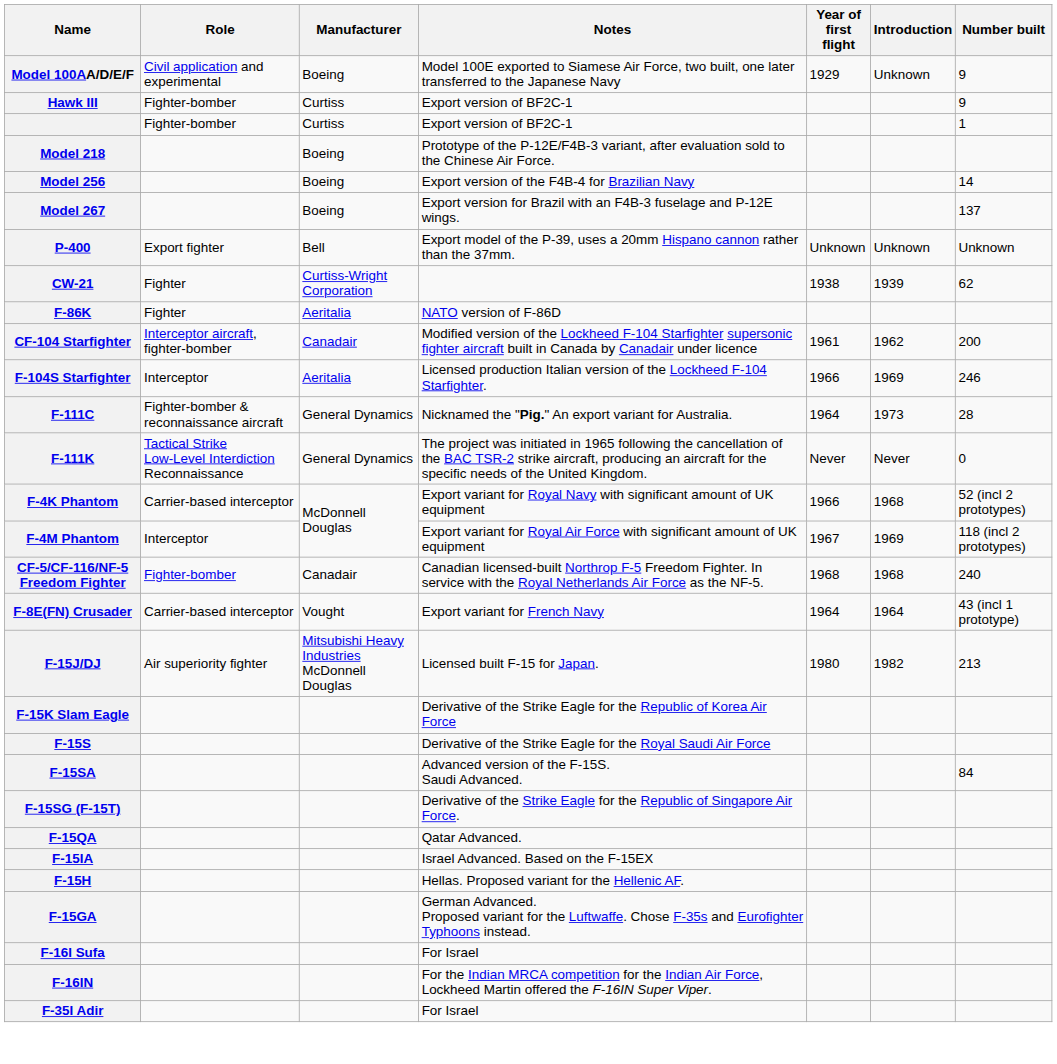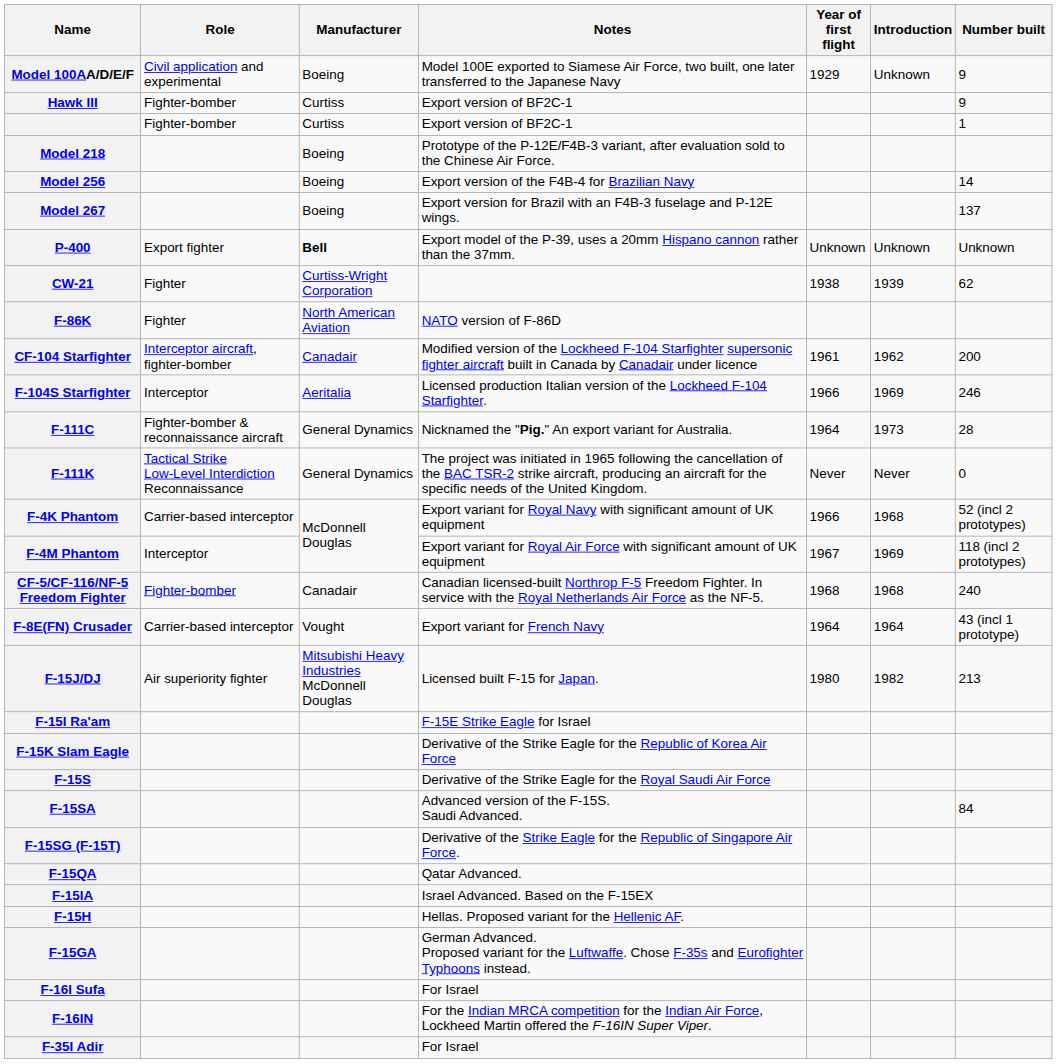(314, 247) normal -> (315, 247) bold
(327, 312) Aeritalia -> (349, 320) North American Aviation
+ row: (73, 722)
